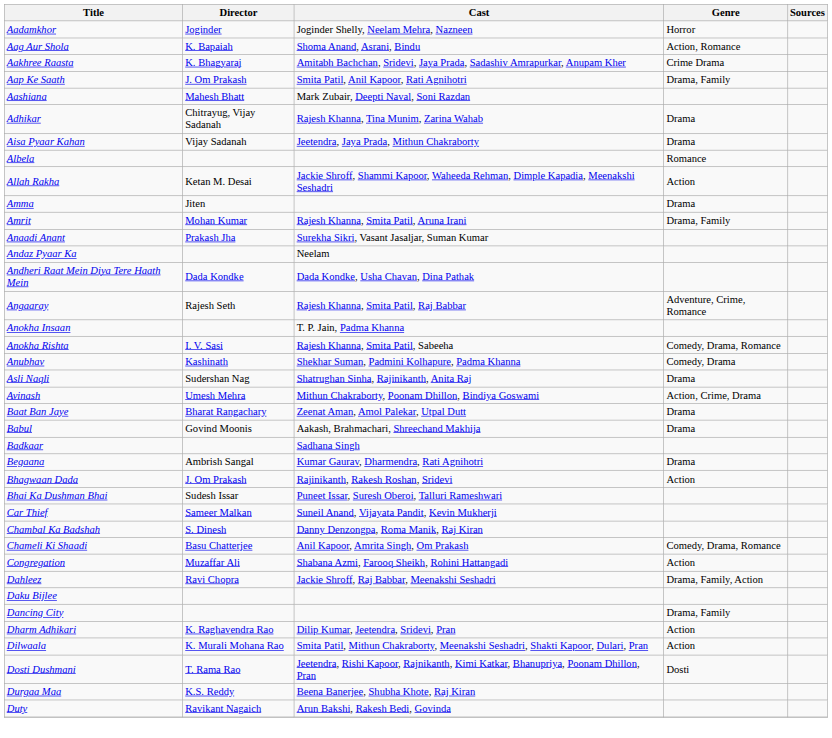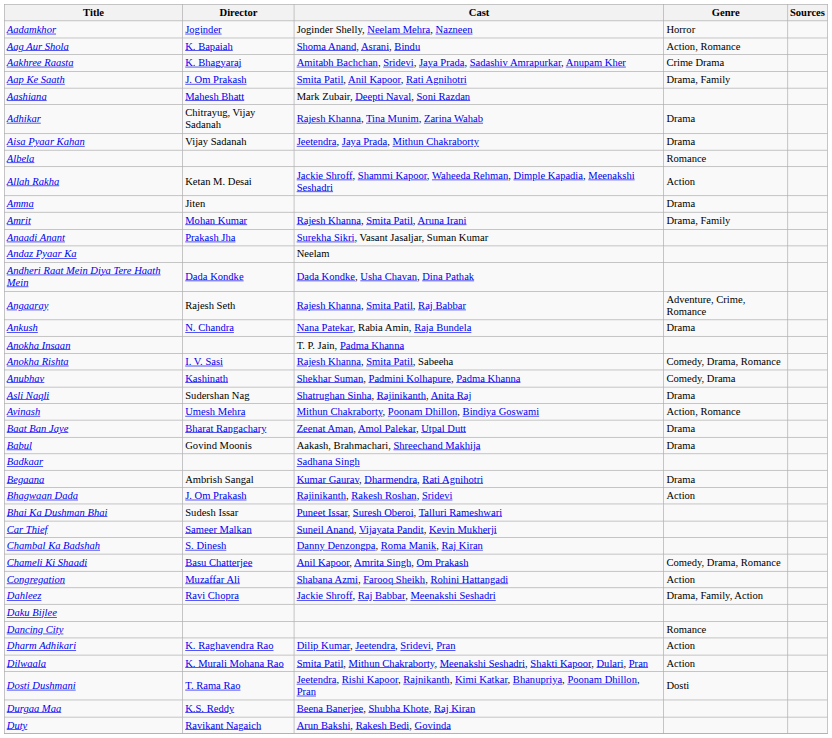+ row: (22, 328)
(714, 395) Action, Crime, Drama -> (703, 412) Action, Romance
(698, 613) Drama, Family -> (686, 629) Romance
